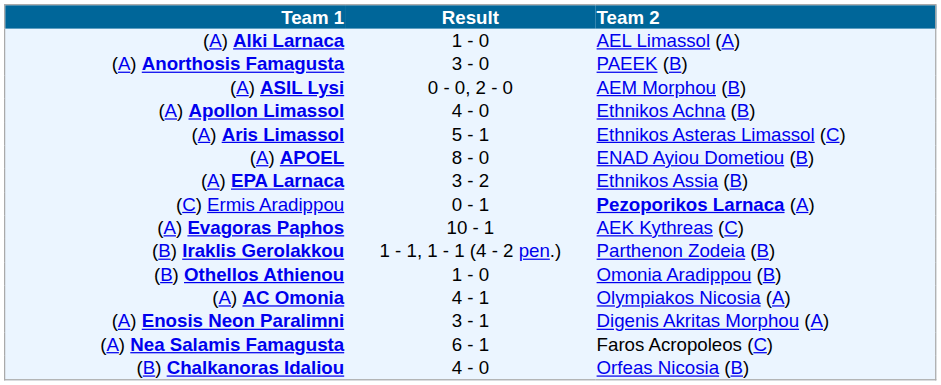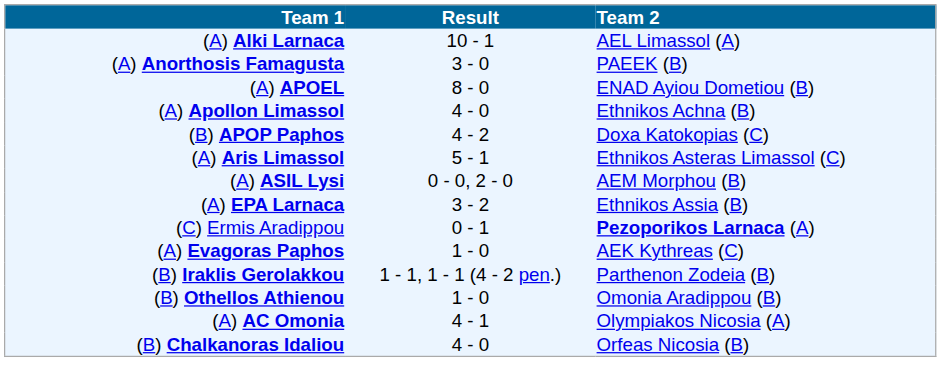(470, 40) 1 - 0 -> (470, 40) 10 - 1
rows swapped: (297, 157) <-> (287, 87)
+ row: (266, 134)
(470, 227) 10 - 1 -> (470, 251) 1 - 0
- row: (228, 321)
- row: (222, 344)
